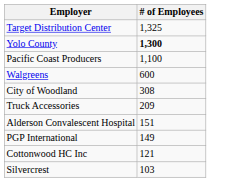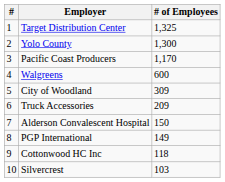+ column: (12, 12)
(151, 43) bold -> (165, 43) normal
(151, 59) 1,100 -> (165, 59) 1,170
(147, 91) 308 -> (161, 91) 309
(147, 122) 151 -> (161, 122) 150
(147, 153) 121 -> (161, 153) 118
